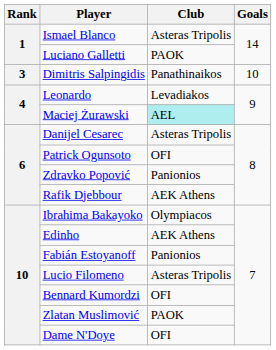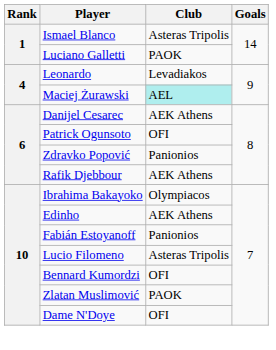- row: (94, 74)
(191, 134) Asteras Tripolis -> (181, 114) AEK Athens
